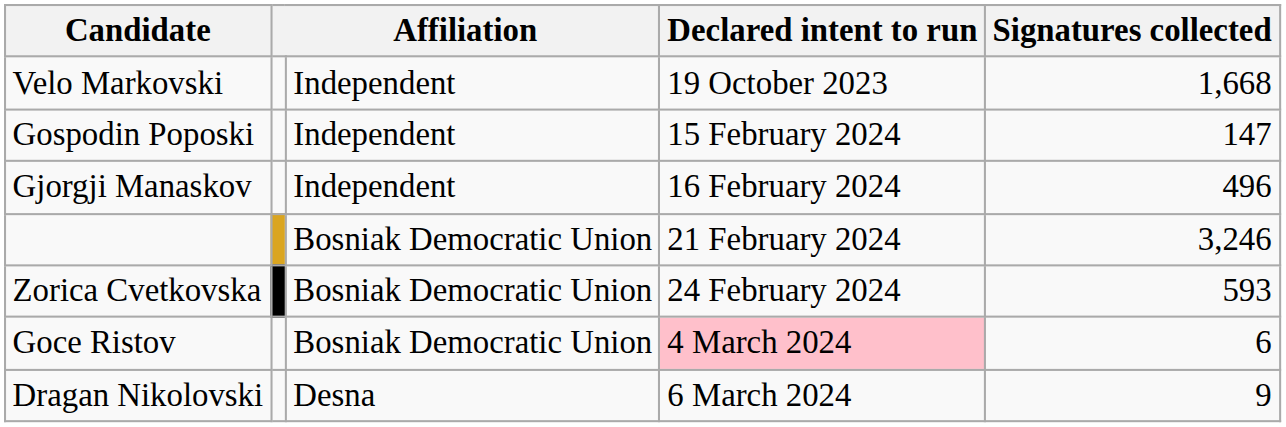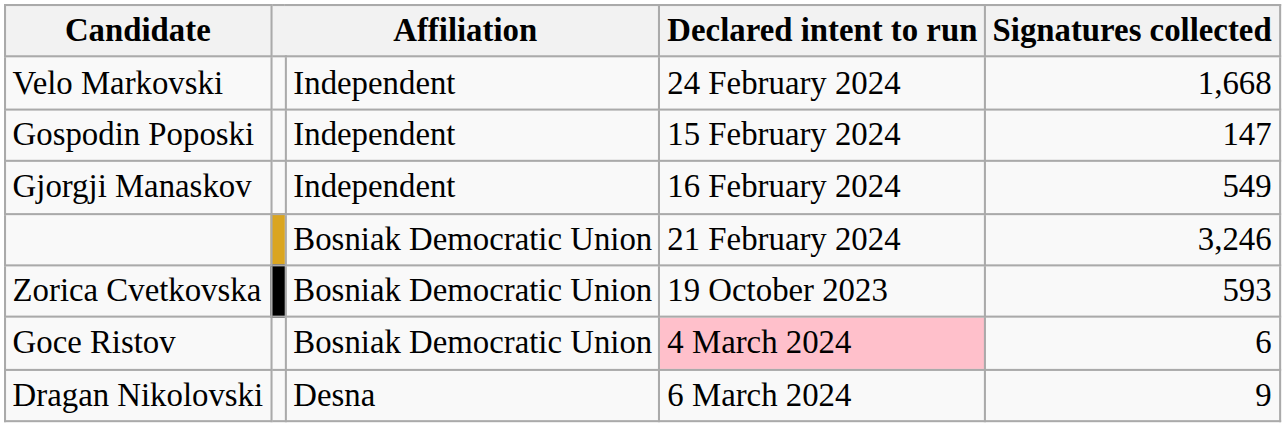(778, 82) 19 October 2023 -> (784, 82) 24 February 2024
(1247, 186) 496 -> (1247, 186) 549
(784, 290) 24 February 2024 -> (778, 290) 19 October 2023
